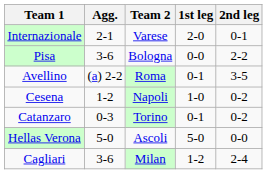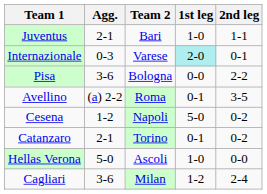+ row: (44, 35)
(105, 35) 2-1 -> (105, 55) 0-3
(196, 35) no background -> (196, 55) paleturquoise background
(196, 96) 1-0 -> (196, 117) 5-0
(105, 117) 0-3 -> (105, 138) 2-1
(196, 138) 5-0 -> (196, 158) 1-0
